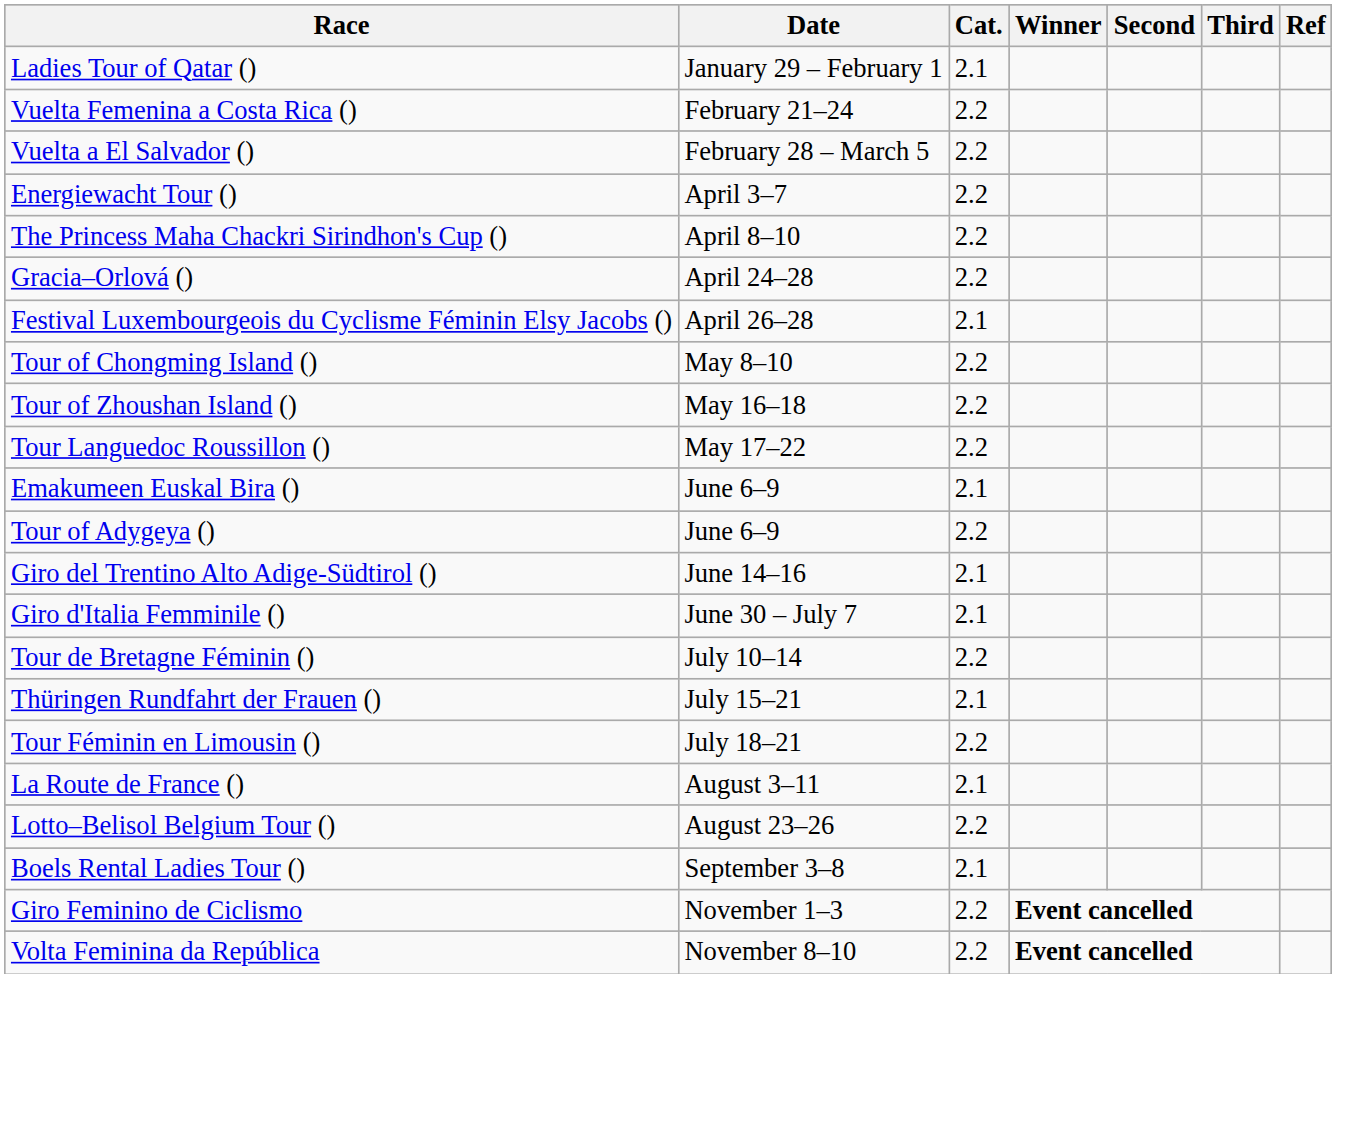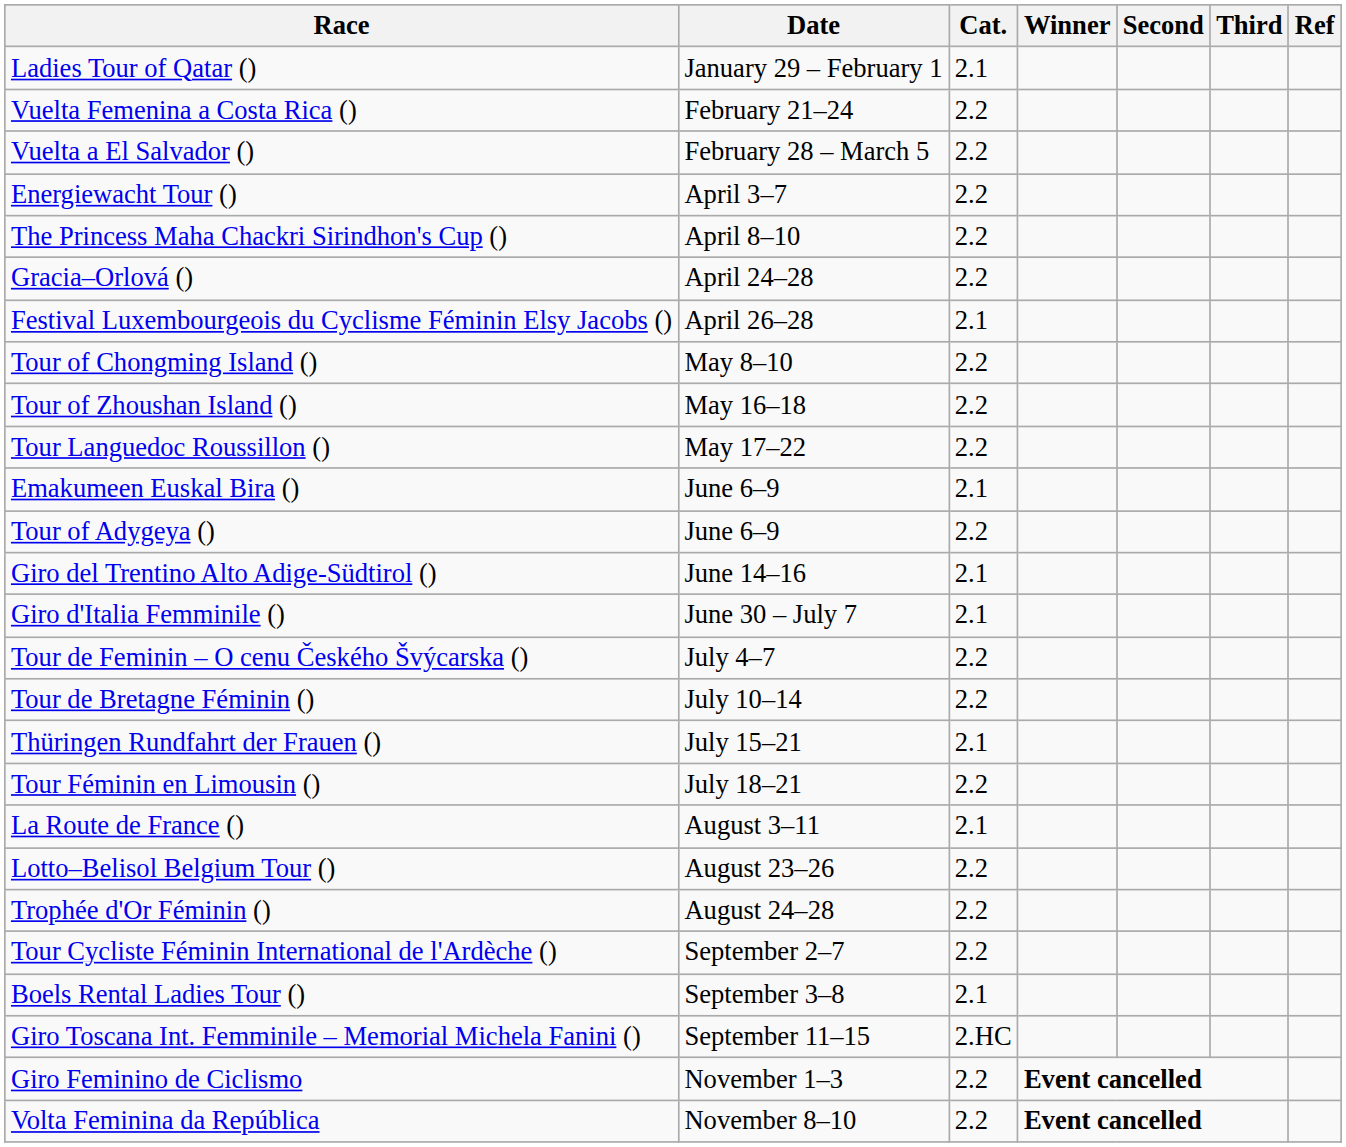+ row: (270, 657)
+ row: (141, 910)
+ row: (284, 952)
+ row: (326, 1036)
